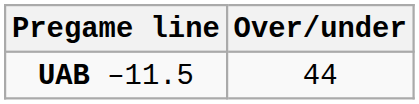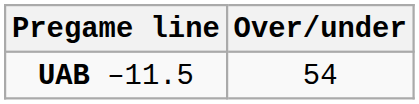(320, 76) 44 -> (320, 76) 54
